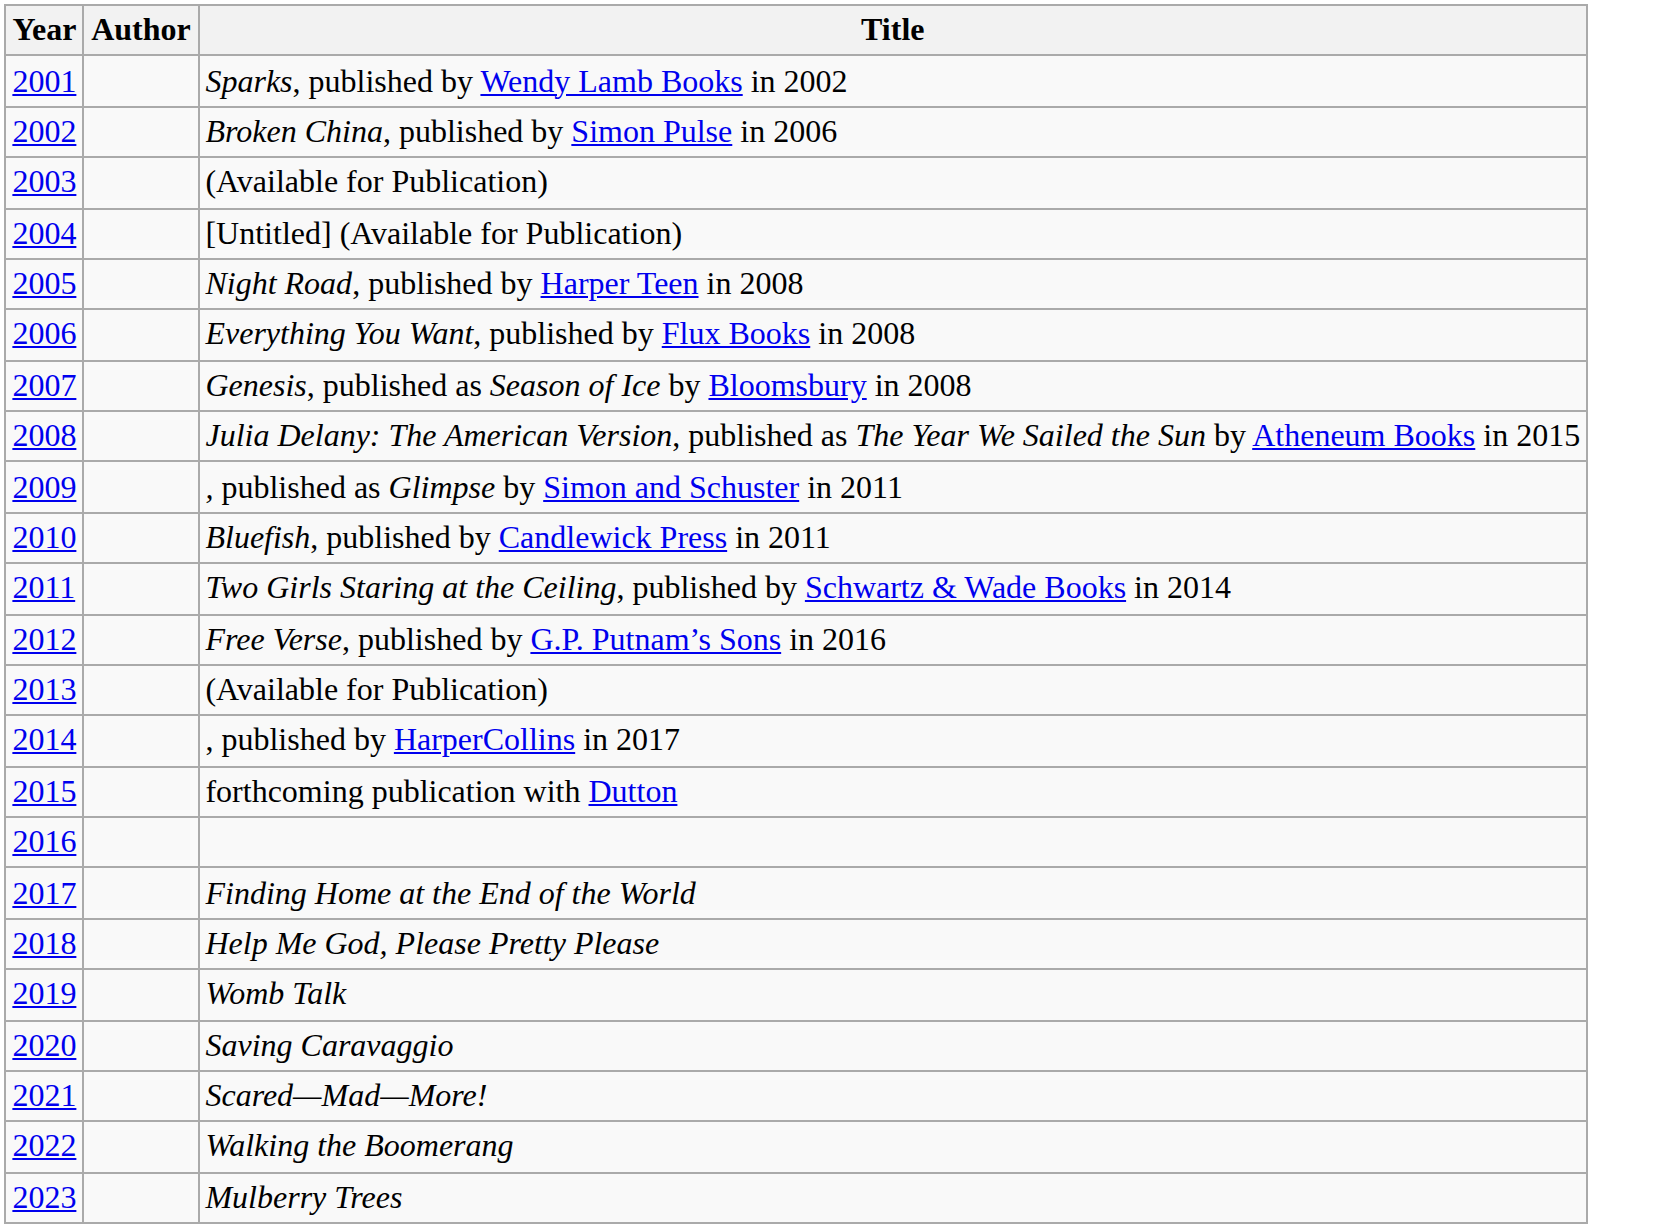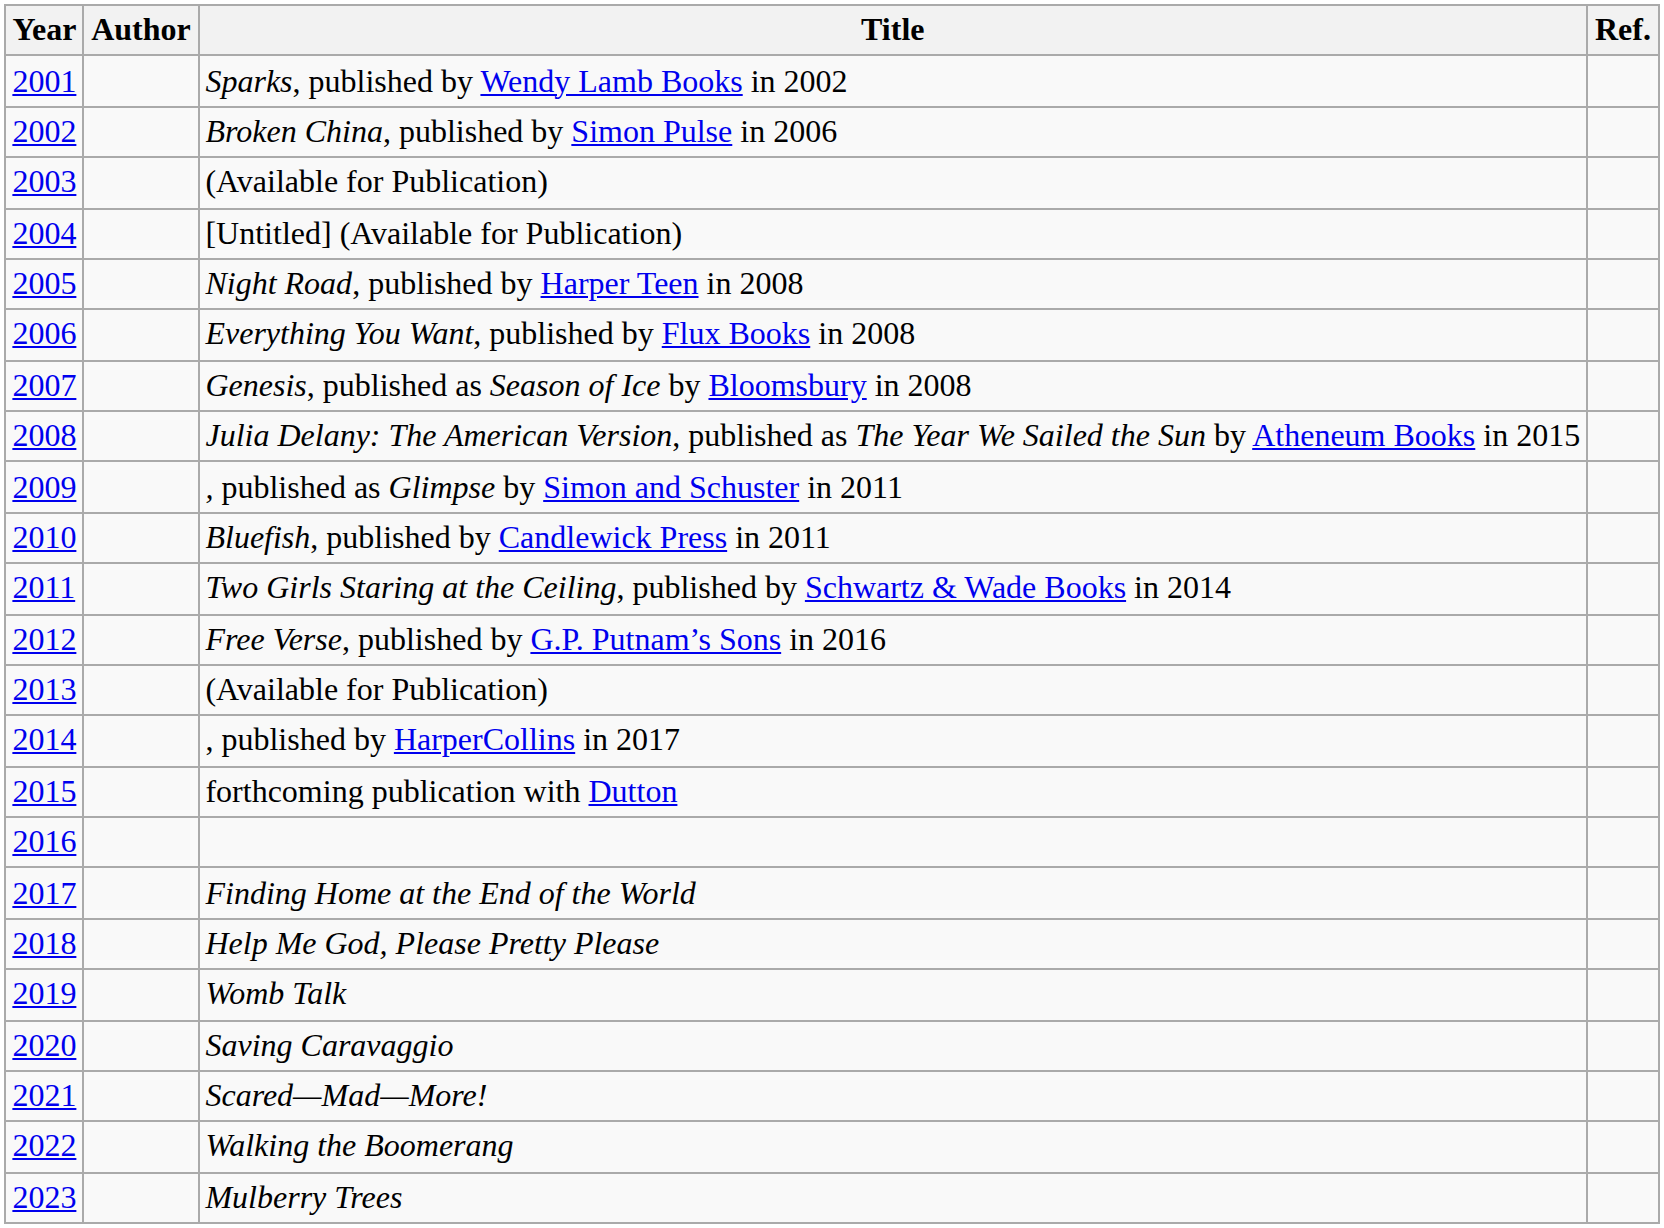+ column: (1623, 29)
